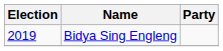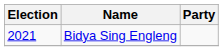(22, 35) 2019 -> (22, 35) 2021
